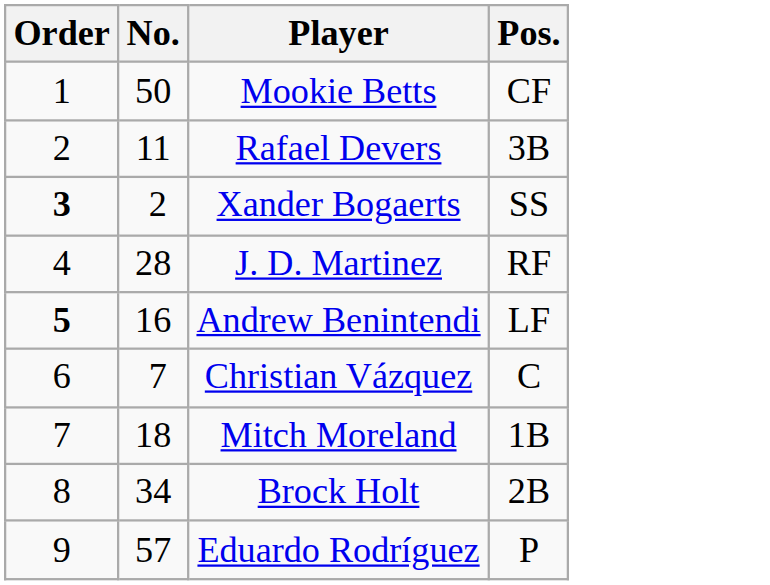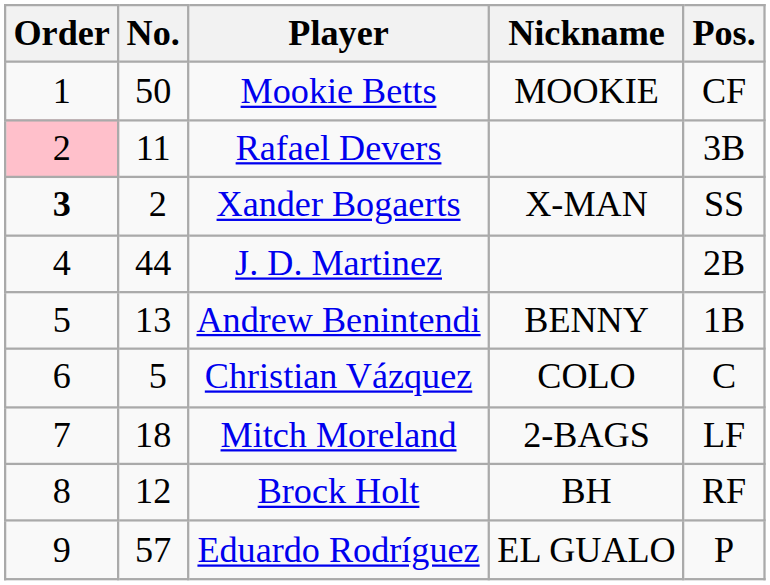+ column: (587, 33)
(62, 147) no background -> (62, 147) pink background
(153, 262) 28 -> (153, 262) 44
(529, 262) RF -> (724, 262) 2B
(62, 319) bold -> (62, 319) normal
(153, 319) 16 -> (153, 319) 13
(529, 319) LF -> (724, 319) 1B
(153, 377) 7 -> (153, 377) 5
(529, 434) 1B -> (724, 434) LF
(153, 491) 34 -> (153, 491) 12
(529, 491) 2B -> (724, 491) RF
